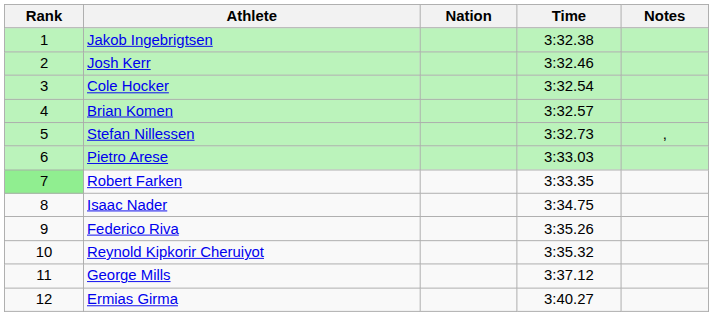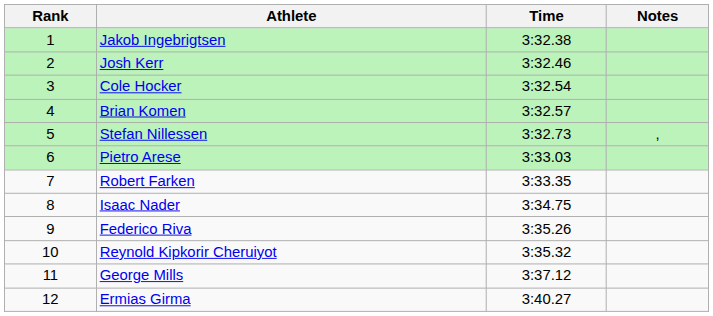- column: (469, 16)
(44, 181) lightgreen background -> (50, 181) no background
